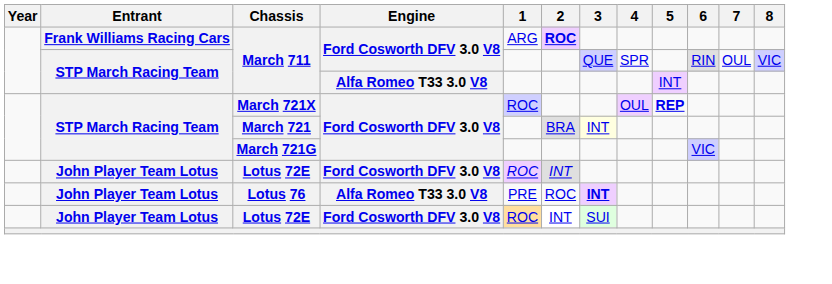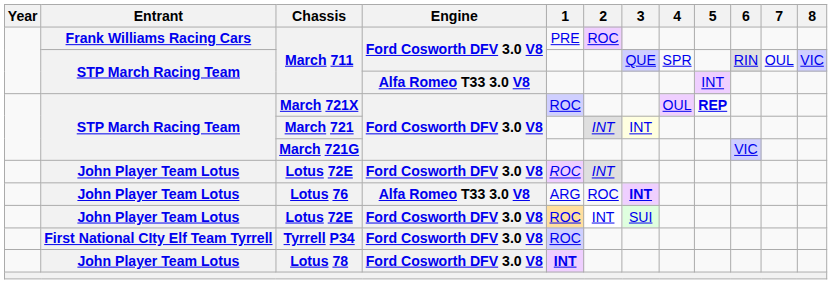(522, 38) ARG -> (565, 38) PRE
(560, 38) bold -> (603, 38) normal
(560, 128) BRA -> (603, 128) INT
(522, 194) PRE -> (565, 194) ARG
+ row: (158, 239)
+ row: (158, 261)
